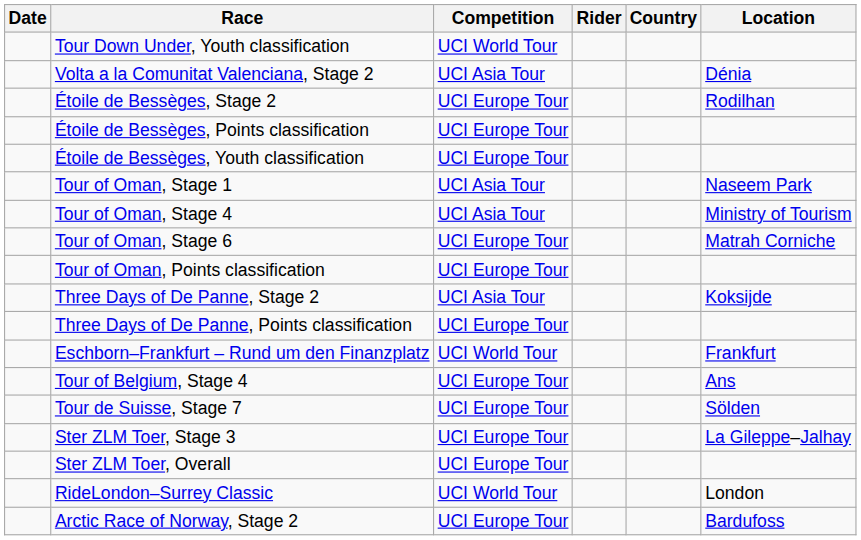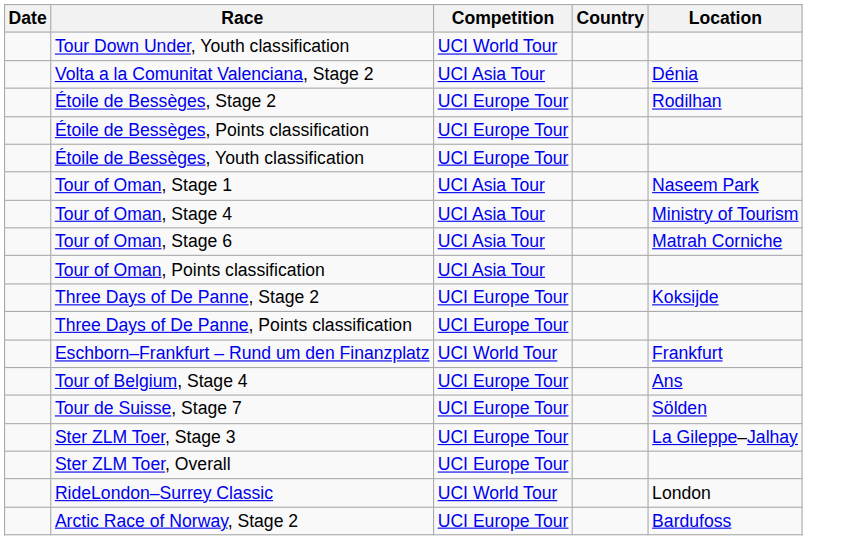- column: (599, 18)
(503, 241) UCI Europe Tour -> (491, 241) UCI Asia Tour
(503, 269) UCI Europe Tour -> (491, 269) UCI Asia Tour
(491, 297) UCI Asia Tour -> (503, 297) UCI Europe Tour
